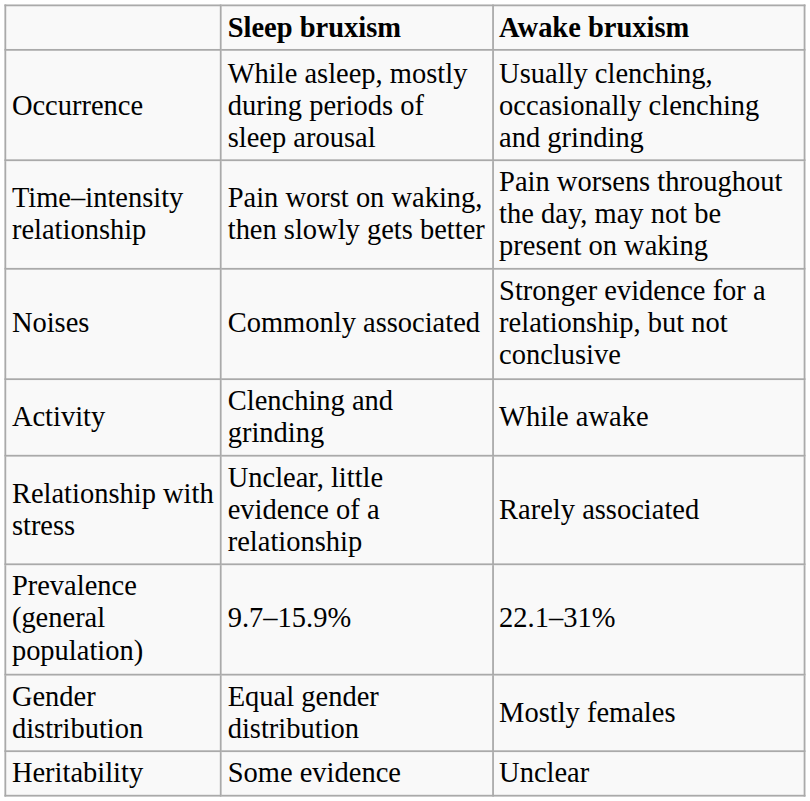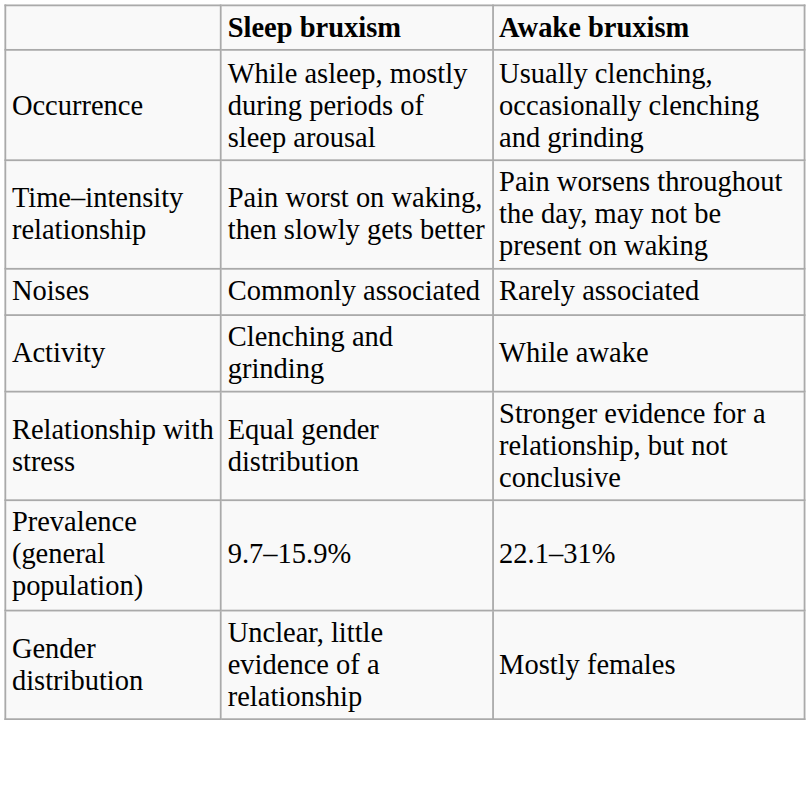(632, 323) Stronger evidence for a relationship, but not conclusive -> (599, 291) Rarely associated
(305, 509) Unclear, little evidence of a relationship -> (303, 445) Equal gender distribution
(599, 509) Rarely associated -> (632, 445) Stronger evidence for a relationship, but not conclusive
(303, 712) Equal gender distribution -> (305, 664) Unclear, little evidence of a relationship
- row: (78, 773)
